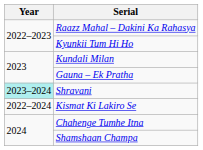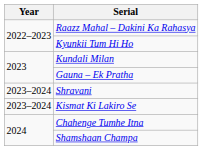(29, 91) paleturquoise background -> (29, 91) no background
(29, 106) 2022–2024 -> (29, 106) 2023–2024
